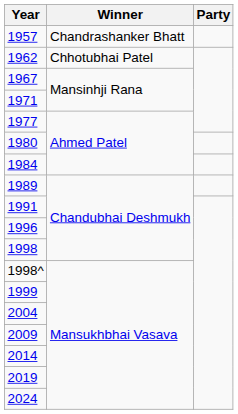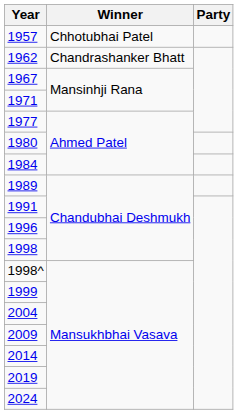(117, 36) Chandrashanker Bhatt -> (101, 36) Chhotubhai Patel
(101, 57) Chhotubhai Patel -> (117, 57) Chandrashanker Bhatt
